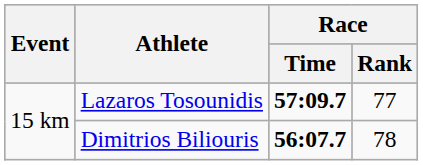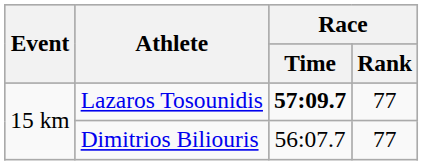(310, 140) bold -> (310, 140) normal
(385, 140) 78 -> (385, 140) 77
